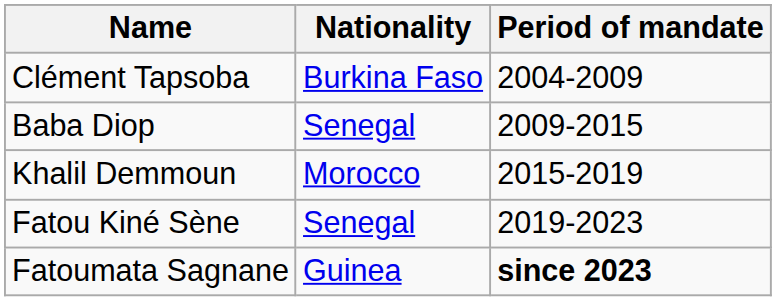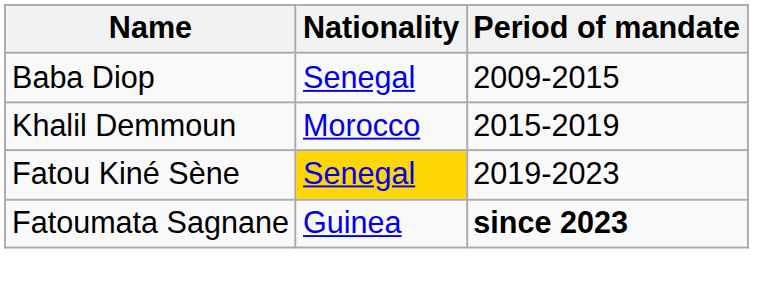- row: (131, 77)
(359, 222) no background -> (359, 174) gold background
